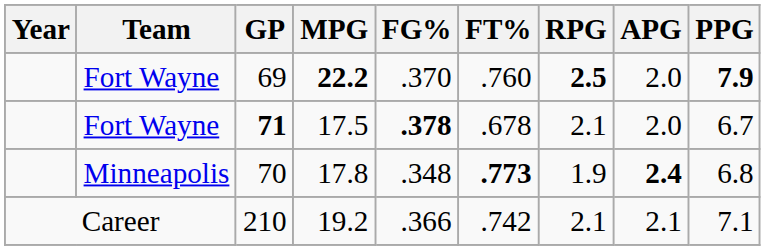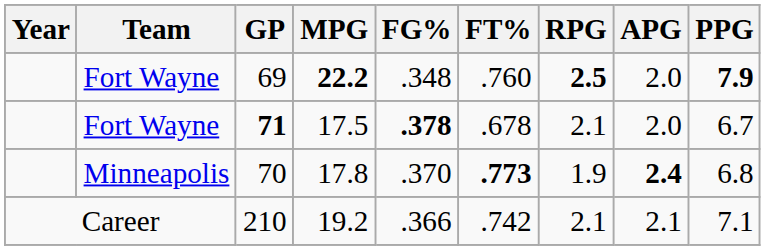(426, 76) .370 -> (426, 76) .348
(426, 173) .348 -> (426, 173) .370
